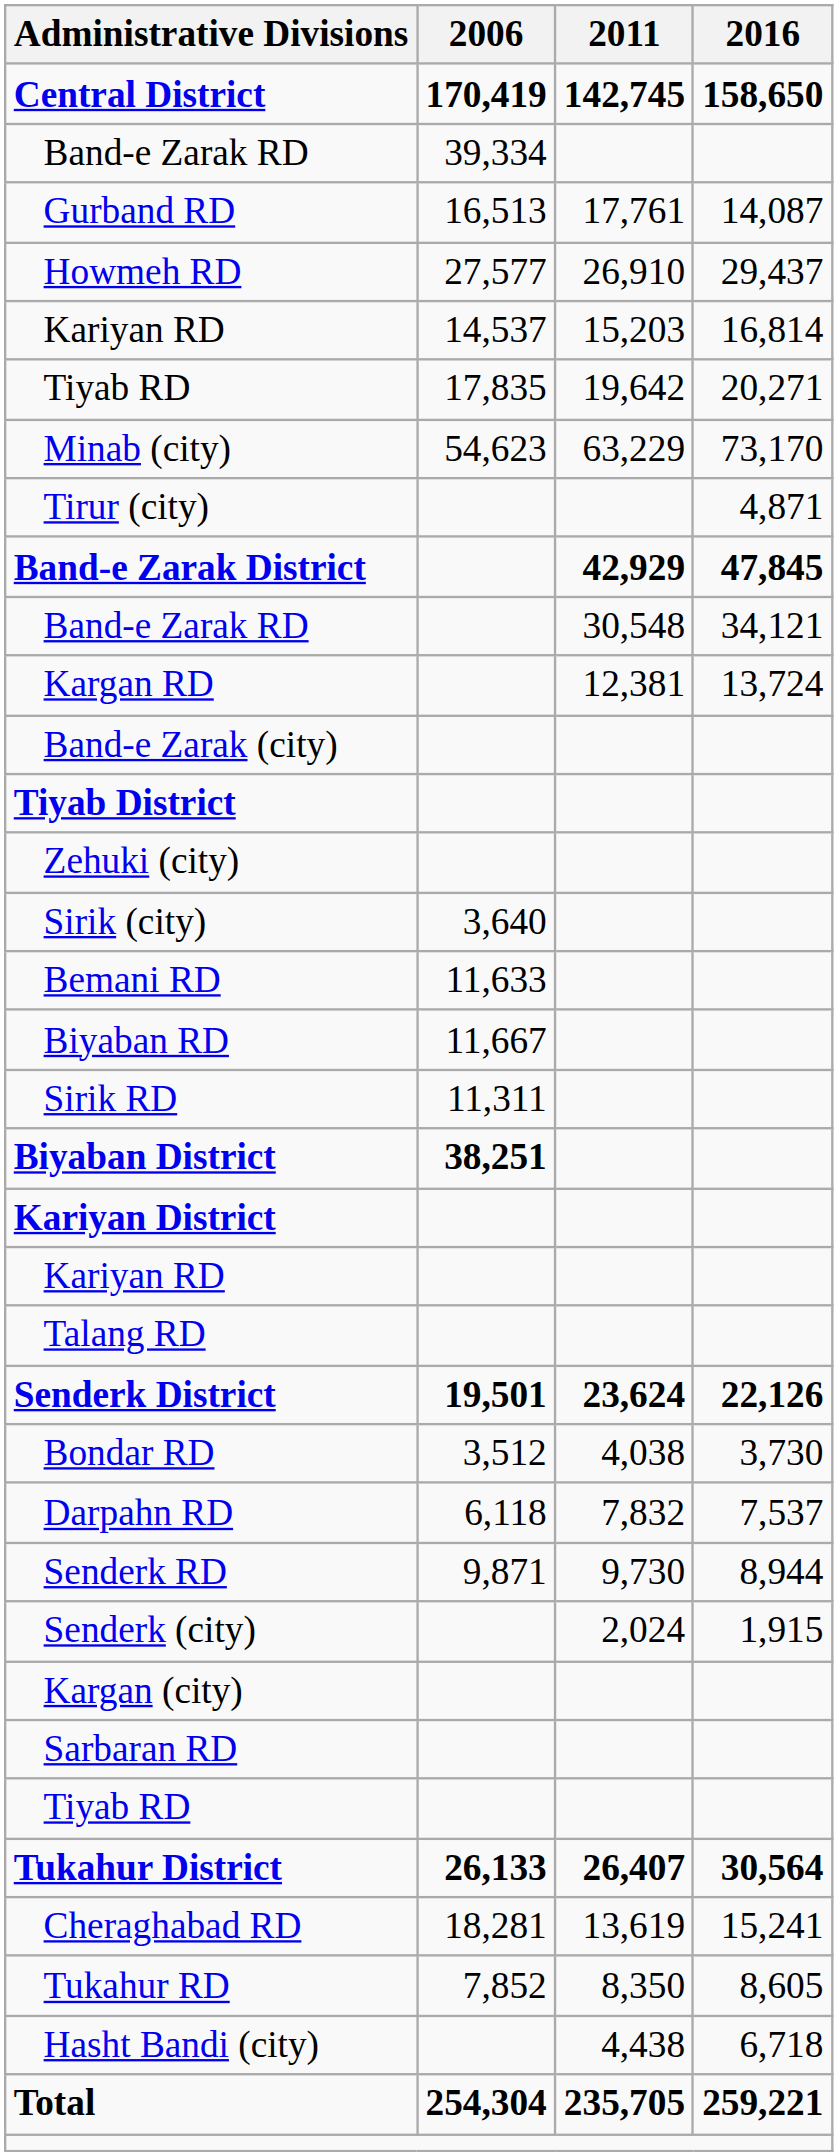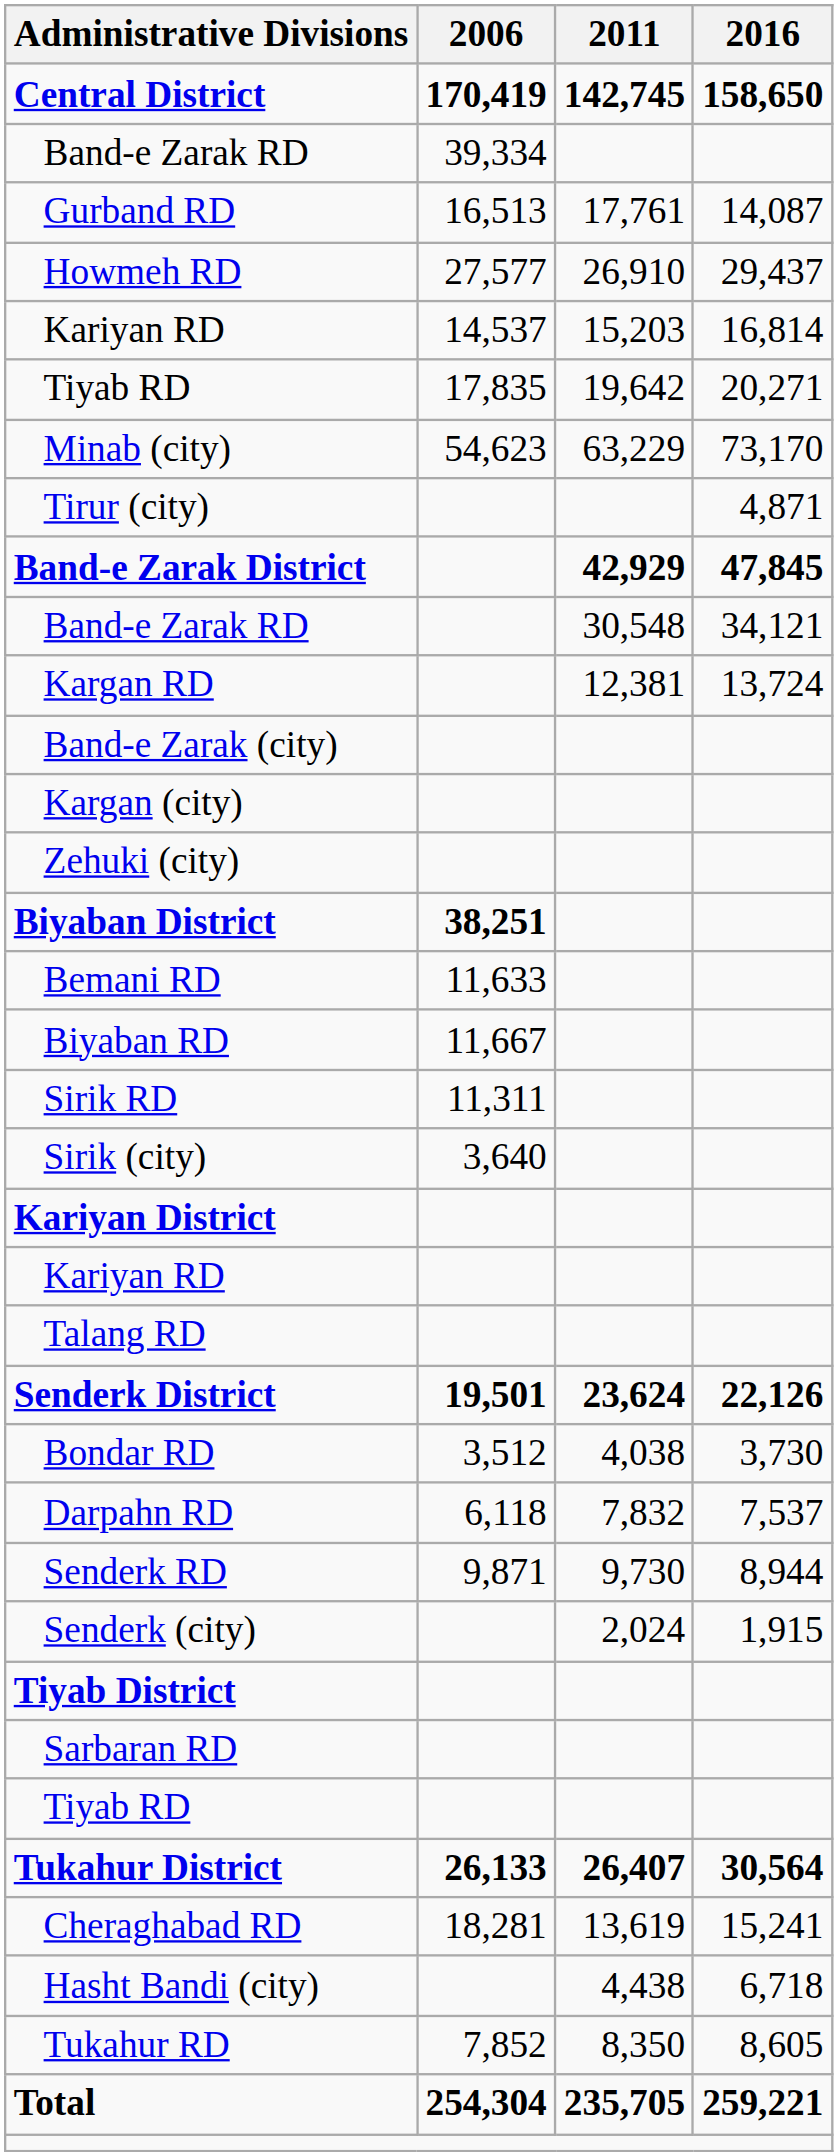rows swapped: (143, 1689) <-> (125, 802)
rows swapped: (145, 1157) <-> (125, 920)
rows swapped: (137, 1985) <-> (181, 2044)
